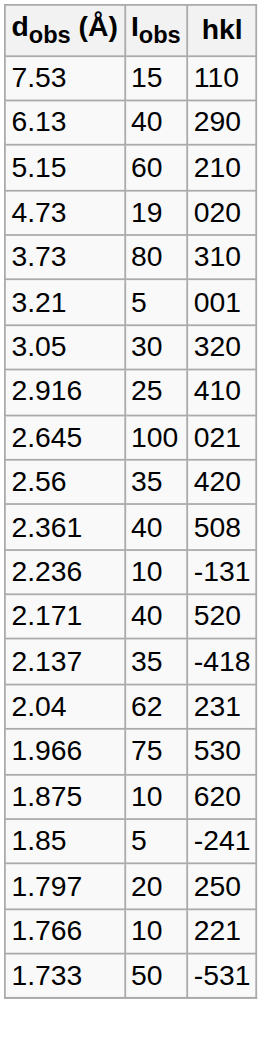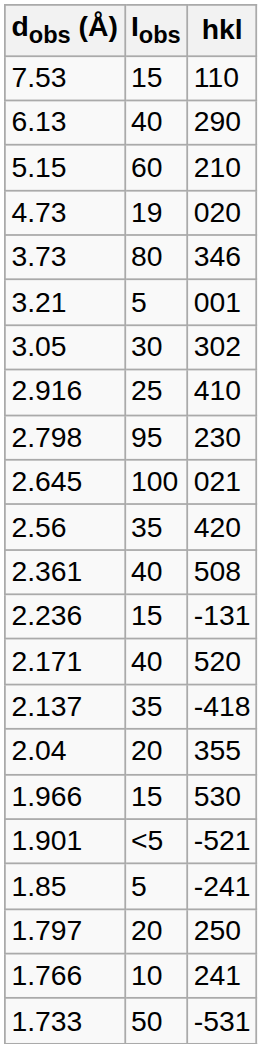(217, 257) 310 -> (217, 257) 346
(217, 346) 320 -> (217, 346) 302
+ row: (47, 436)
(147, 571) 10 -> (147, 616) 15
(147, 706) 62 -> (147, 751) 20
(217, 706) 231 -> (217, 751) 355
(147, 751) 75 -> (147, 796) 15
+ row: (47, 841)
- row: (47, 796)
(217, 930) 221 -> (217, 975) 241
